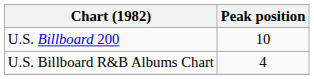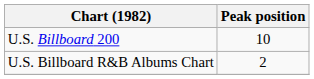(263, 62) 4 -> (263, 62) 2
